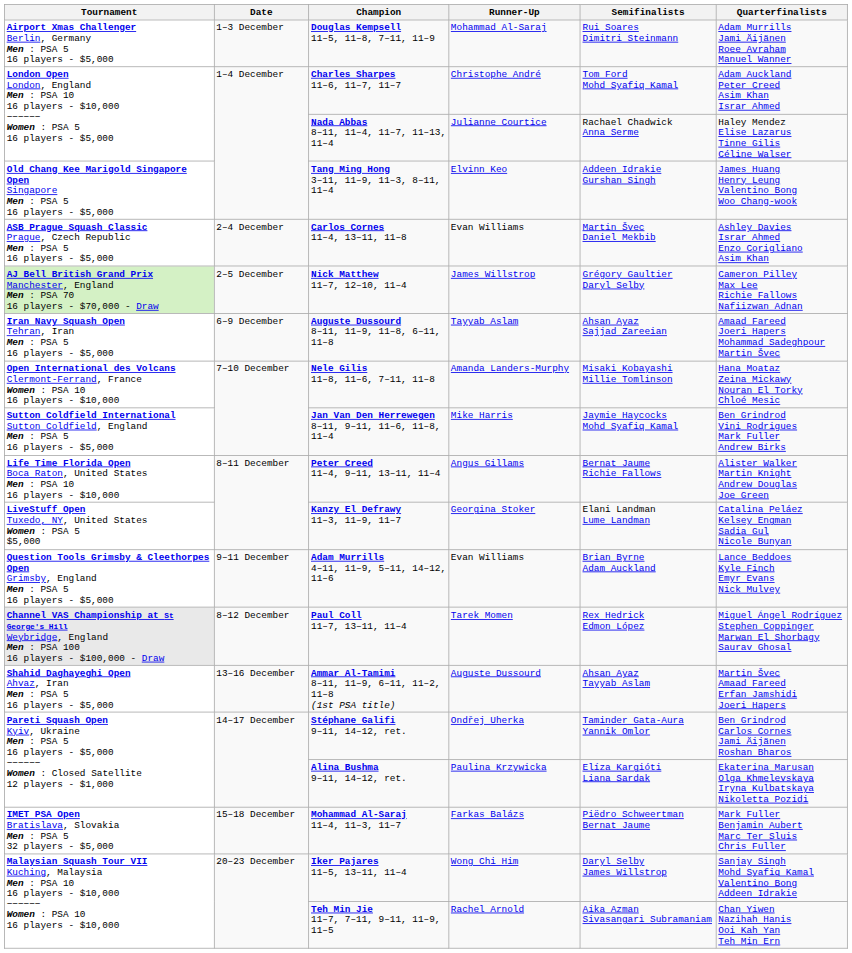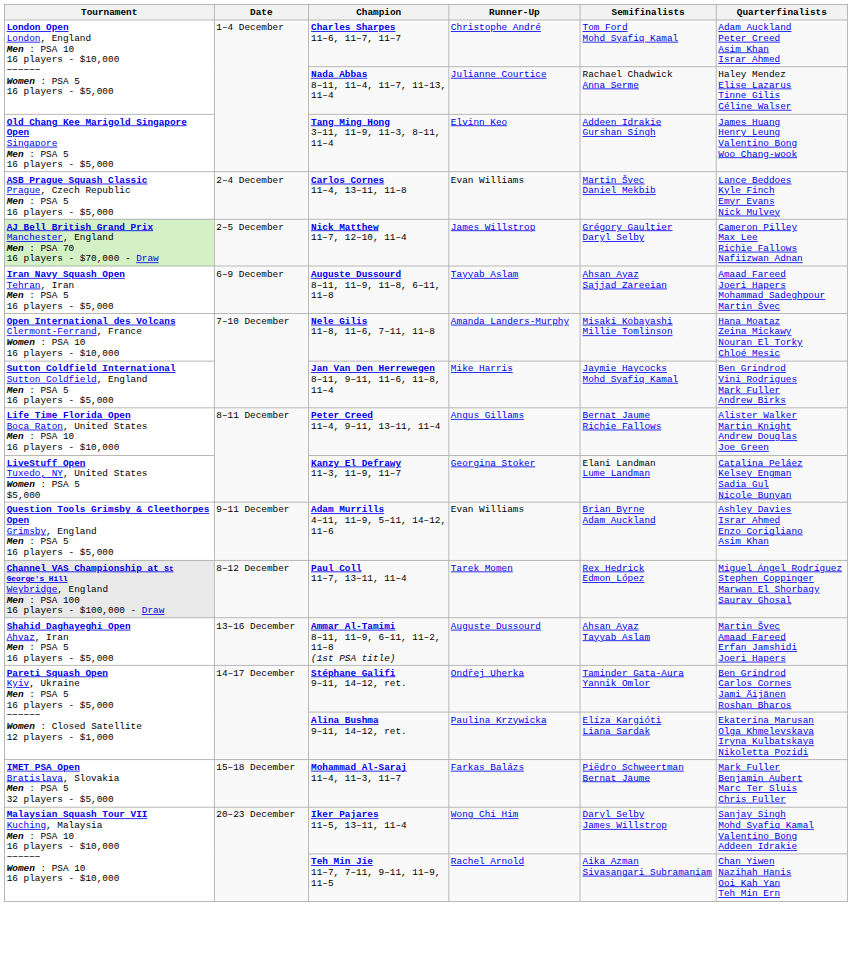- row: (373, 33)
(761, 243) Ashley Davies Israr Ahmed Enzo Corigliano Asim Khan -> (755, 196) Lance Beddoes Kyle Finch Emyr Evans Nick Mulvey
(755, 574) Lance Beddoes Kyle Finch Emyr Evans Nick Mulvey -> (761, 526) Ashley Davies Israr Ahmed Enzo Corigliano Asim Khan
